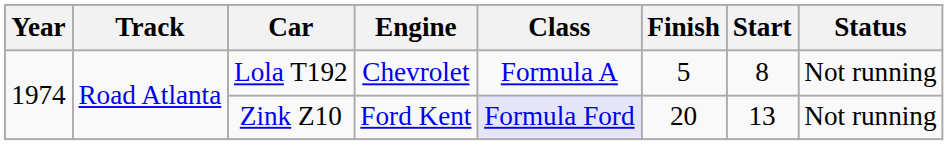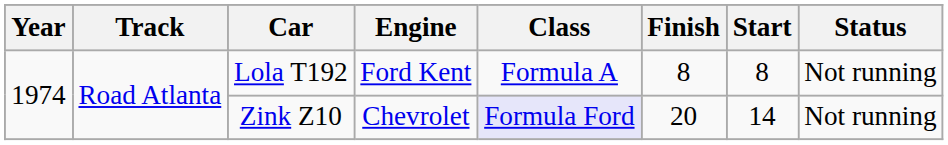(416, 72) Chevrolet -> (416, 72) Ford Kent
(684, 72) 5 -> (684, 72) 8
(416, 117) Ford Kent -> (416, 117) Chevrolet
(762, 117) 13 -> (762, 117) 14
